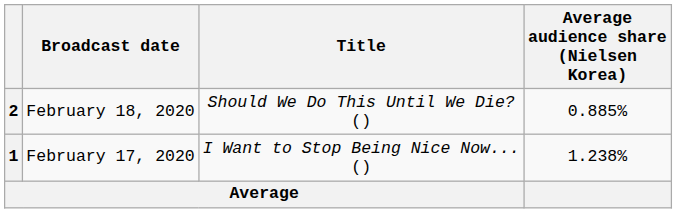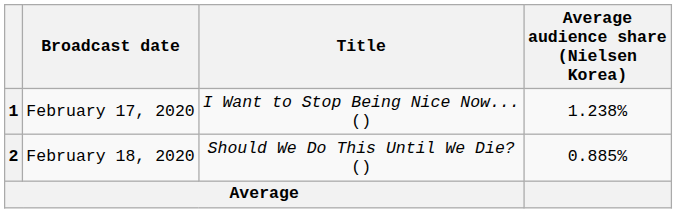rows swapped: (14, 158) <-> (14, 112)
